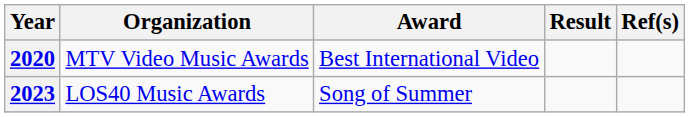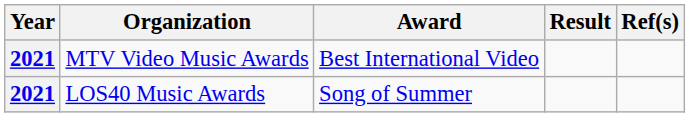(32, 58) 2020 -> (32, 58) 2021
(32, 93) 2023 -> (32, 93) 2021
